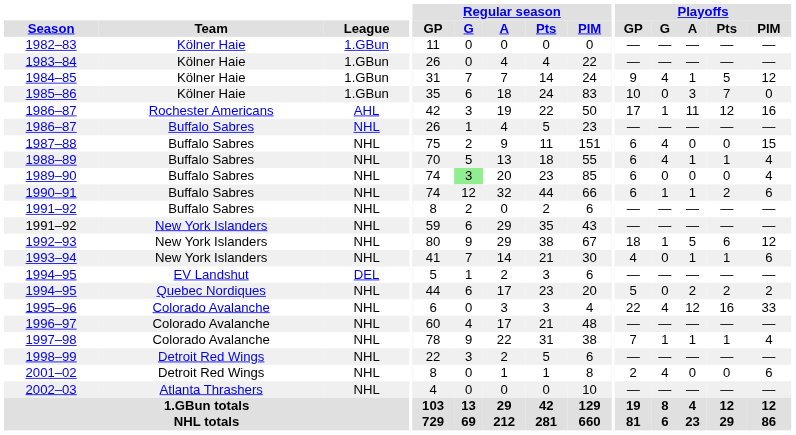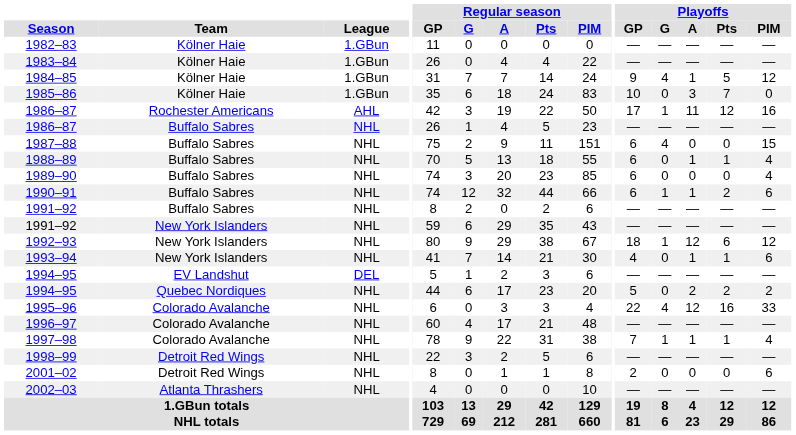(665, 159) 4 -> (665, 159) 0
(469, 176) lightgreen background -> (469, 176) no background
(693, 241) 5 -> (692, 241) 12
(665, 373) 4 -> (665, 373) 0
